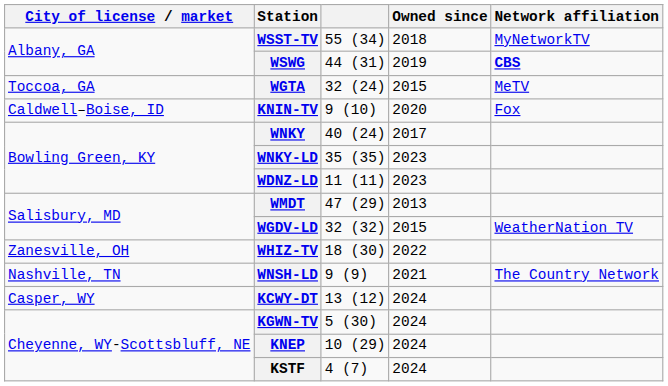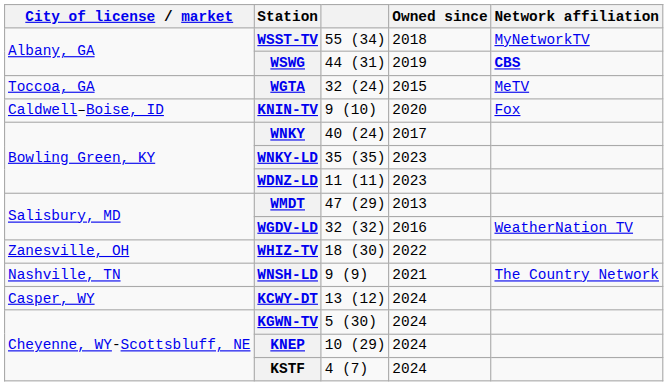(410, 228) 2015 -> (410, 228) 2016
